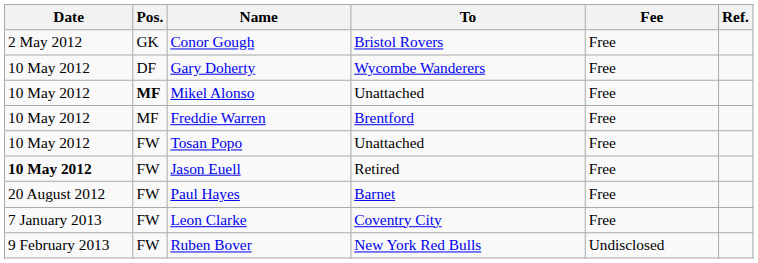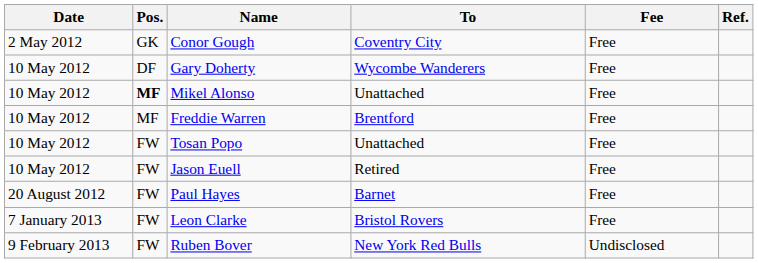(399, 42) Bristol Rovers -> (398, 42) Coventry City
(50, 169) bold -> (49, 169) normal
(398, 219) Coventry City -> (399, 219) Bristol Rovers
